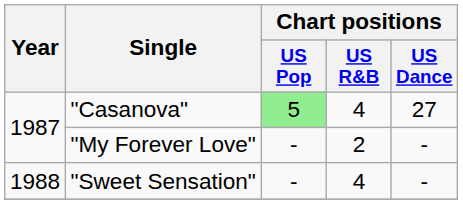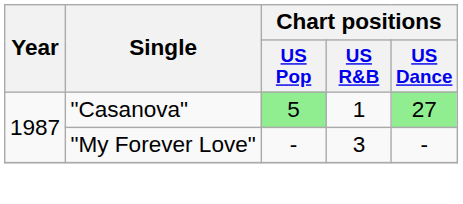(359, 109) 4 -> (359, 109) 1
(424, 109) no background -> (424, 109) lightgreen background
(359, 145) 2 -> (359, 145) 3
- row: (163, 180)
